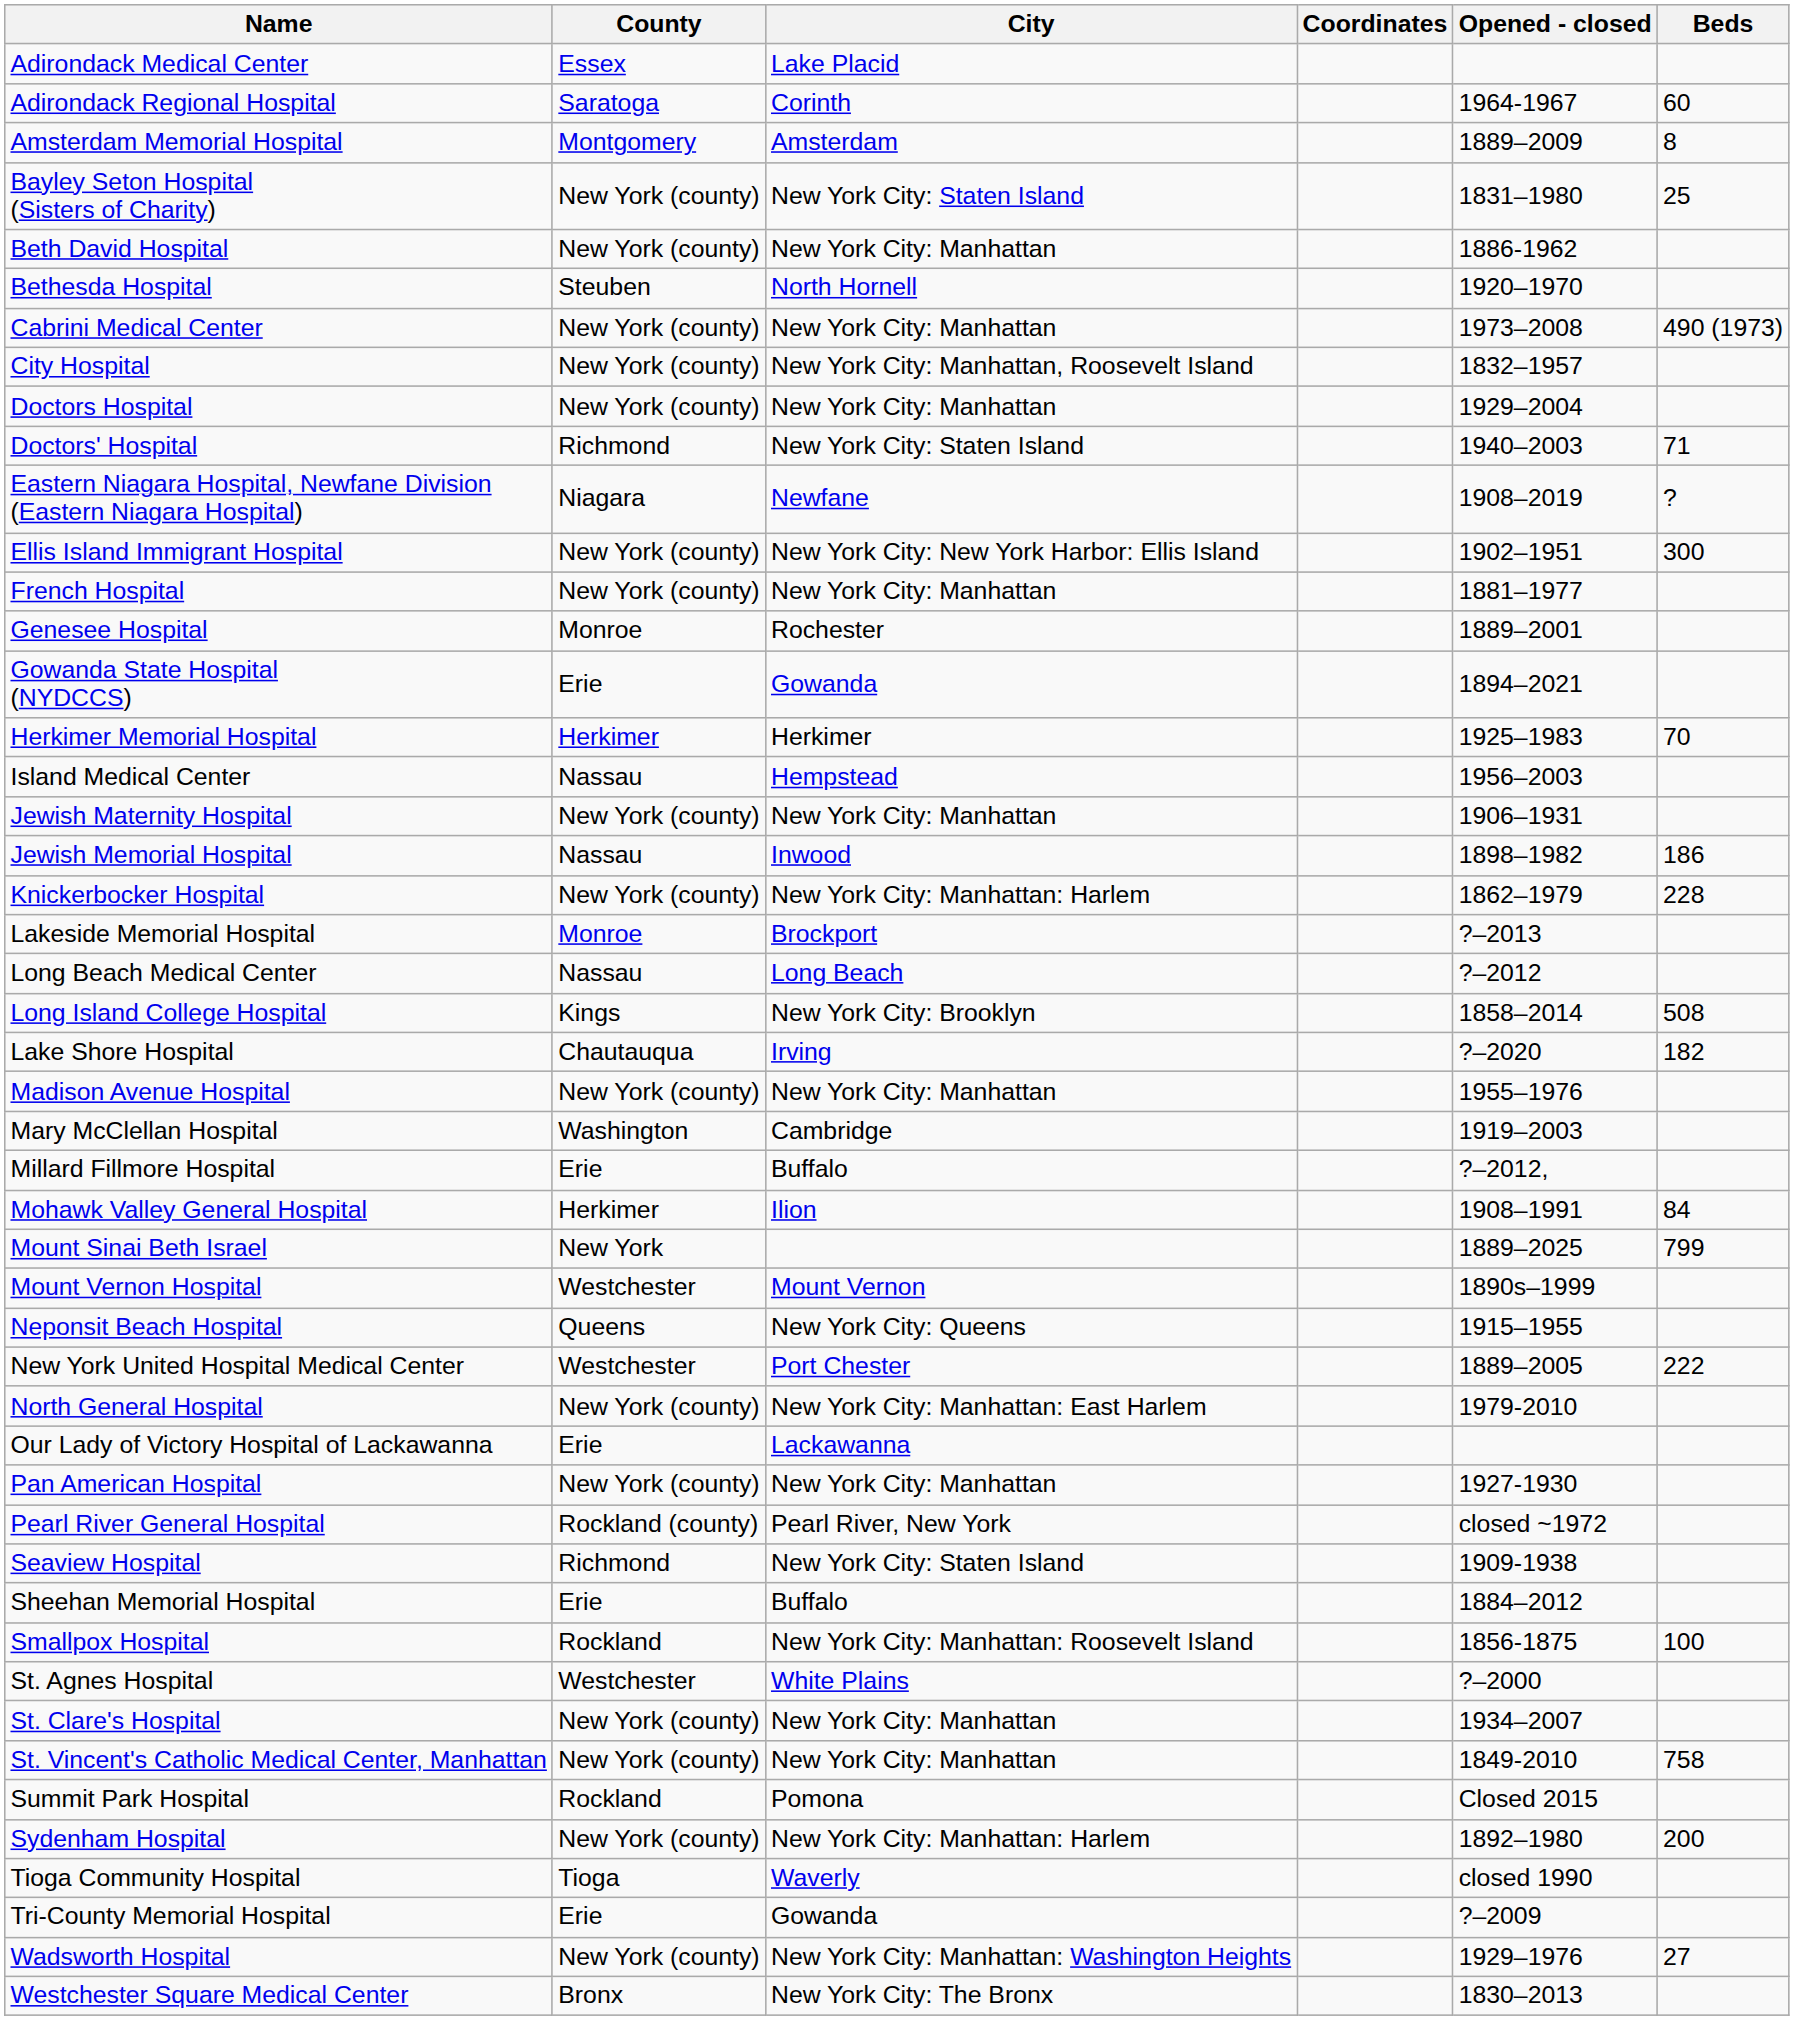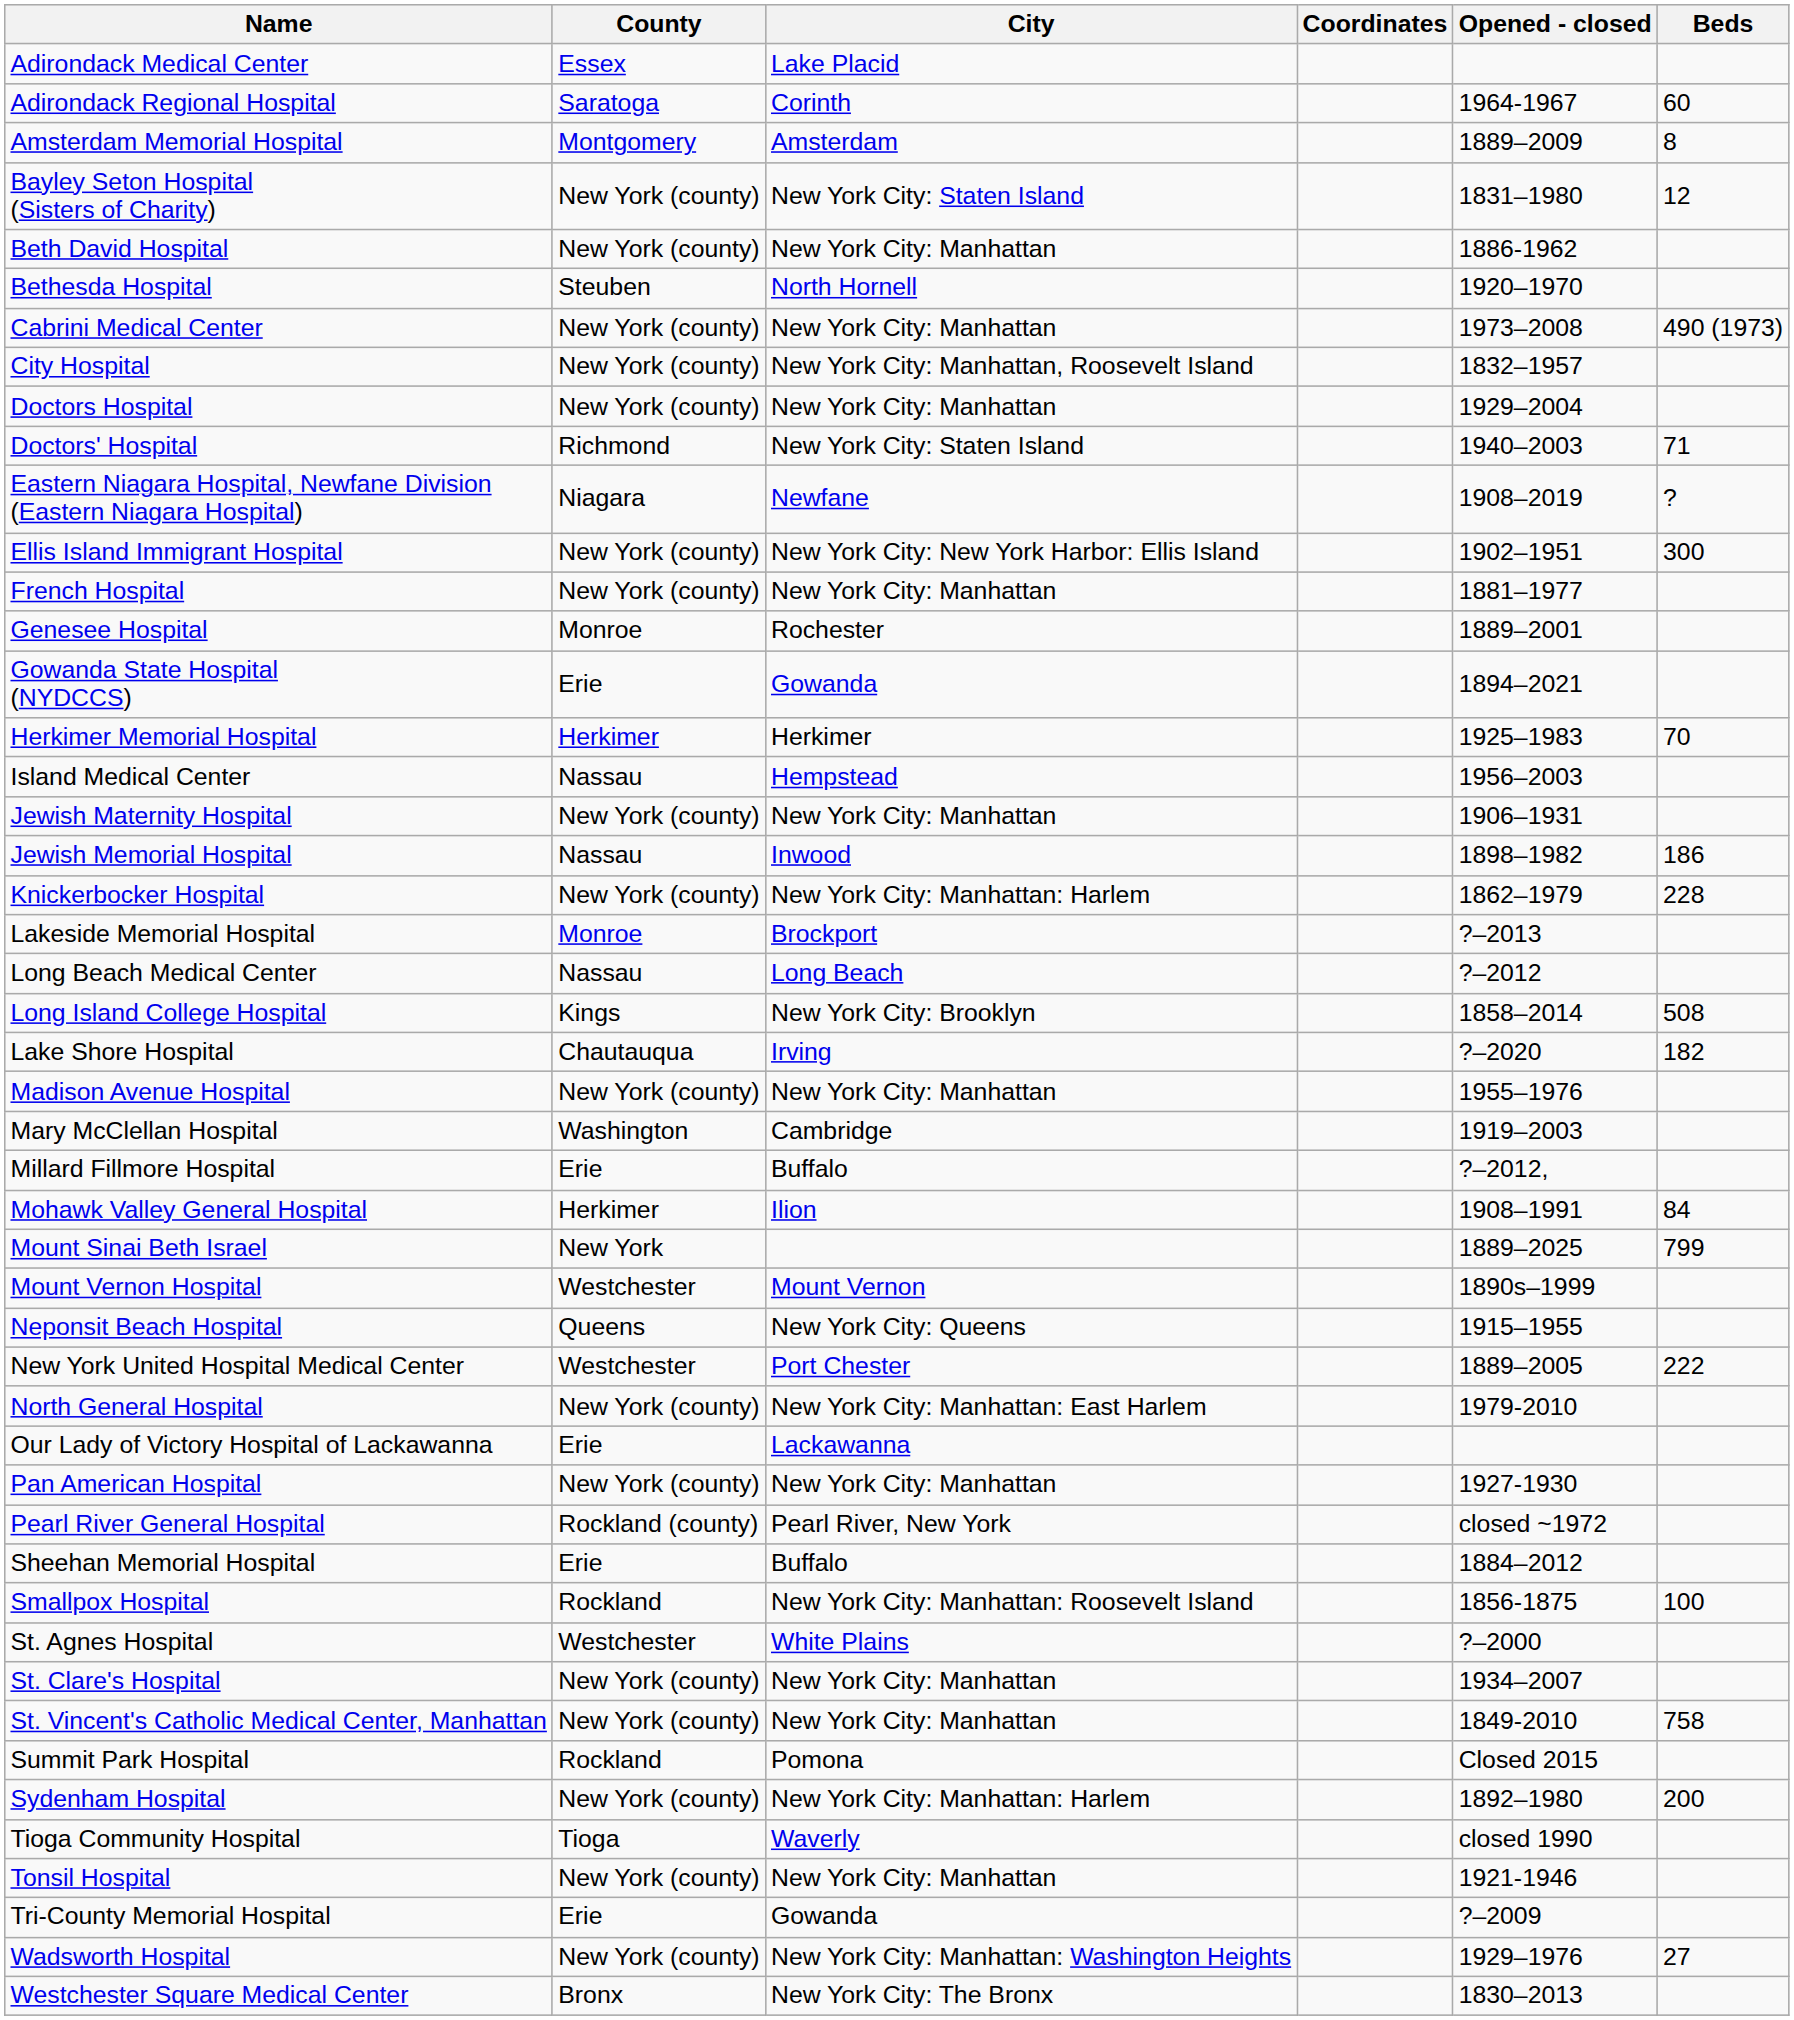(1677, 195) 25 -> (1677, 195) 12
- row: (106, 1563)
+ row: (90, 1877)
